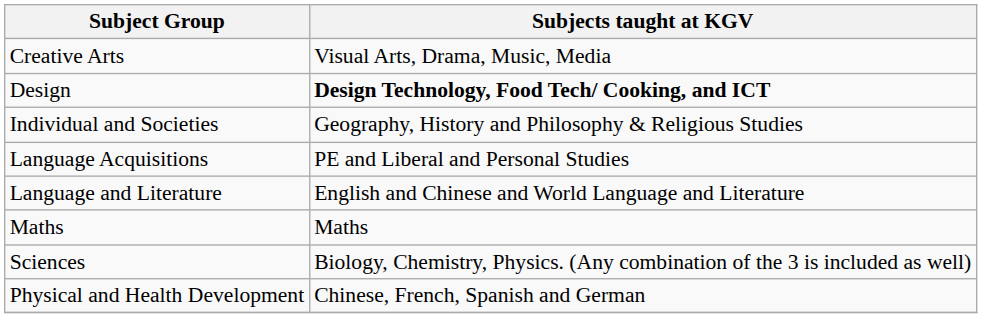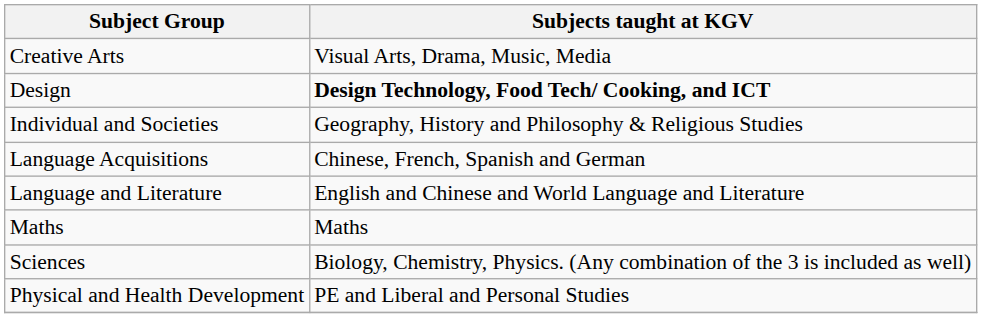(472, 158) PE and Liberal and Personal Studies -> (480, 158) Chinese, French, Spanish and German
(480, 295) Chinese, French, Spanish and German -> (472, 295) PE and Liberal and Personal Studies
